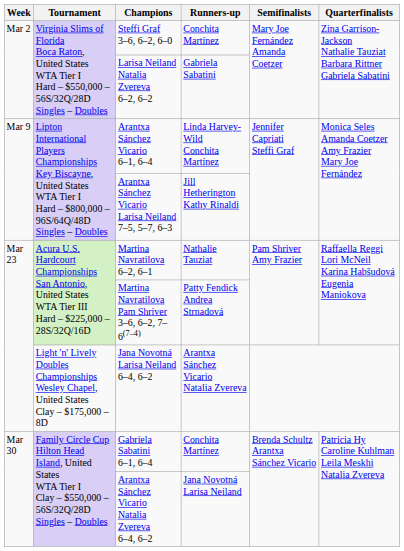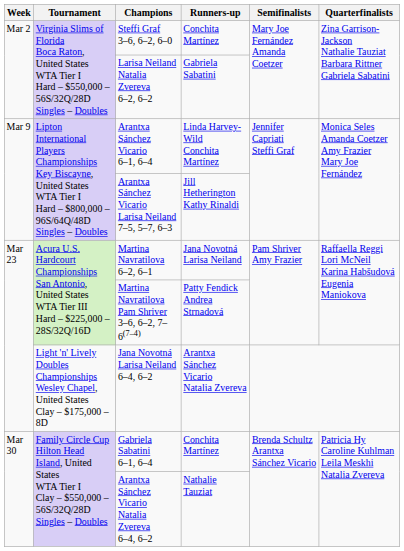(200, 254) Nathalie Tauziat -> (213, 254) Jana Novotná Larisa Neiland
(213, 485) Jana Novotná Larisa Neiland -> (200, 485) Nathalie Tauziat
